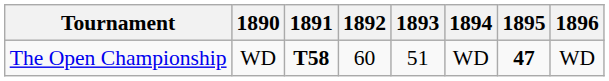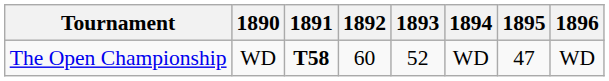(418, 58) 51 -> (418, 58) 52
(524, 58) bold -> (524, 58) normal
